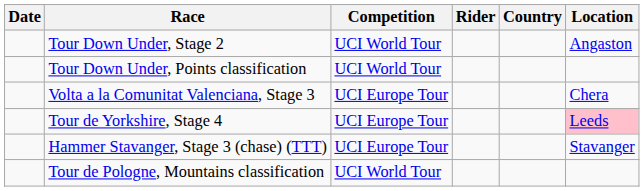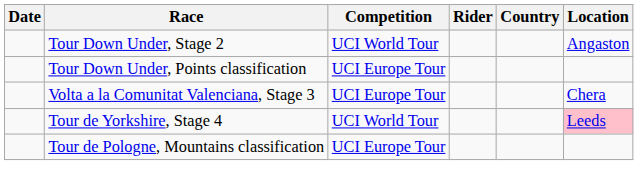(388, 69) UCI World Tour -> (389, 69) UCI Europe Tour
(391, 120) UCI Europe Tour -> (385, 120) UCI World Tour
- row: (188, 146)
(388, 172) UCI World Tour -> (389, 146) UCI Europe Tour
